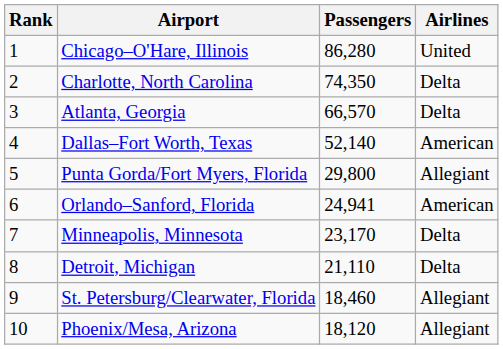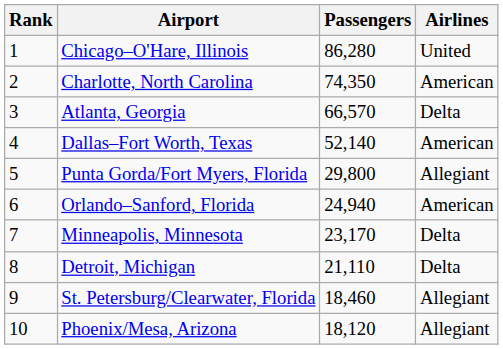(440, 81) Delta -> (457, 81) American
(350, 205) 24,941 -> (350, 205) 24,940
